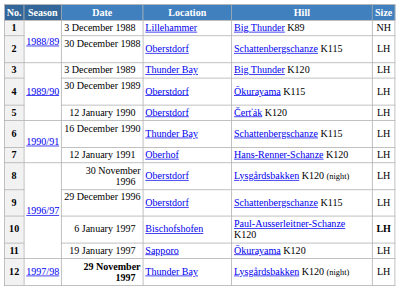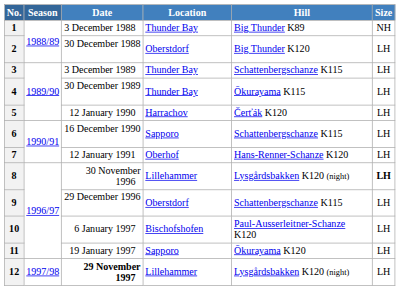(171, 28) Lillehammer -> (172, 28) Thunder Bay
(288, 49) Schattenbergschanze K115 -> (272, 49) Big Thunder K120
(272, 70) Big Thunder K120 -> (288, 70) Schattenbergschanze K115
(167, 91) Oberstdorf -> (172, 91) Thunder Bay
(167, 112) Oberstdorf -> (166, 112) Harrachov
(172, 134) Thunder Bay -> (162, 134) Sapporo
(167, 176) Oberstdorf -> (171, 176) Lillehammer
(384, 176) normal -> (384, 176) bold
(384, 229) bold -> (384, 229) normal
(172, 271) Thunder Bay -> (171, 271) Lillehammer
